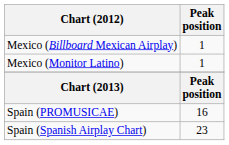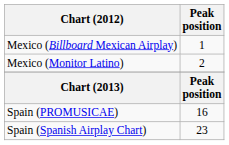(202, 63) 1 -> (202, 63) 2
